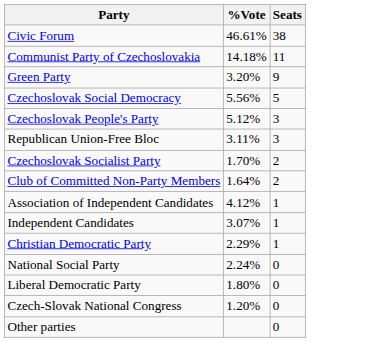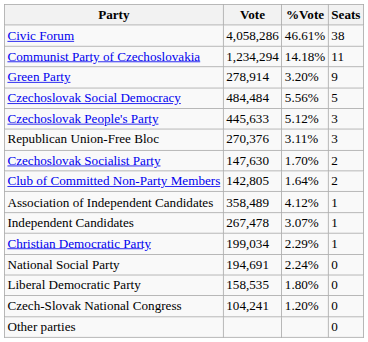+ column: (253, 14)
